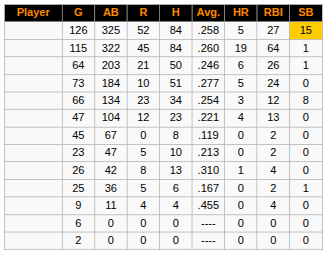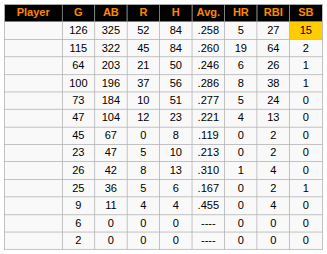(306, 48) 1 -> (306, 48) 2
+ row: (78, 83)
- row: (78, 100)
